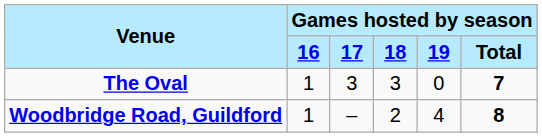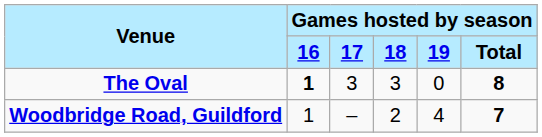(308, 83) normal -> (308, 83) bold
(499, 83) 7 -> (499, 83) 8
(499, 115) 8 -> (499, 115) 7
